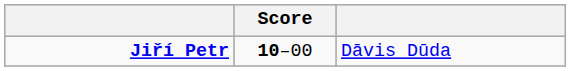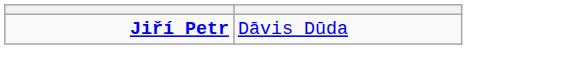- column: (285, 20)
